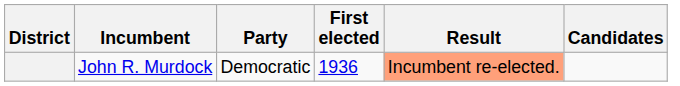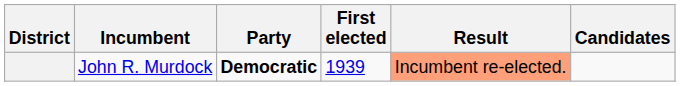(265, 66) normal -> (269, 66) bold
(338, 66) 1936 -> (345, 66) 1939
